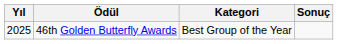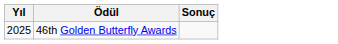- column: (237, 13)
